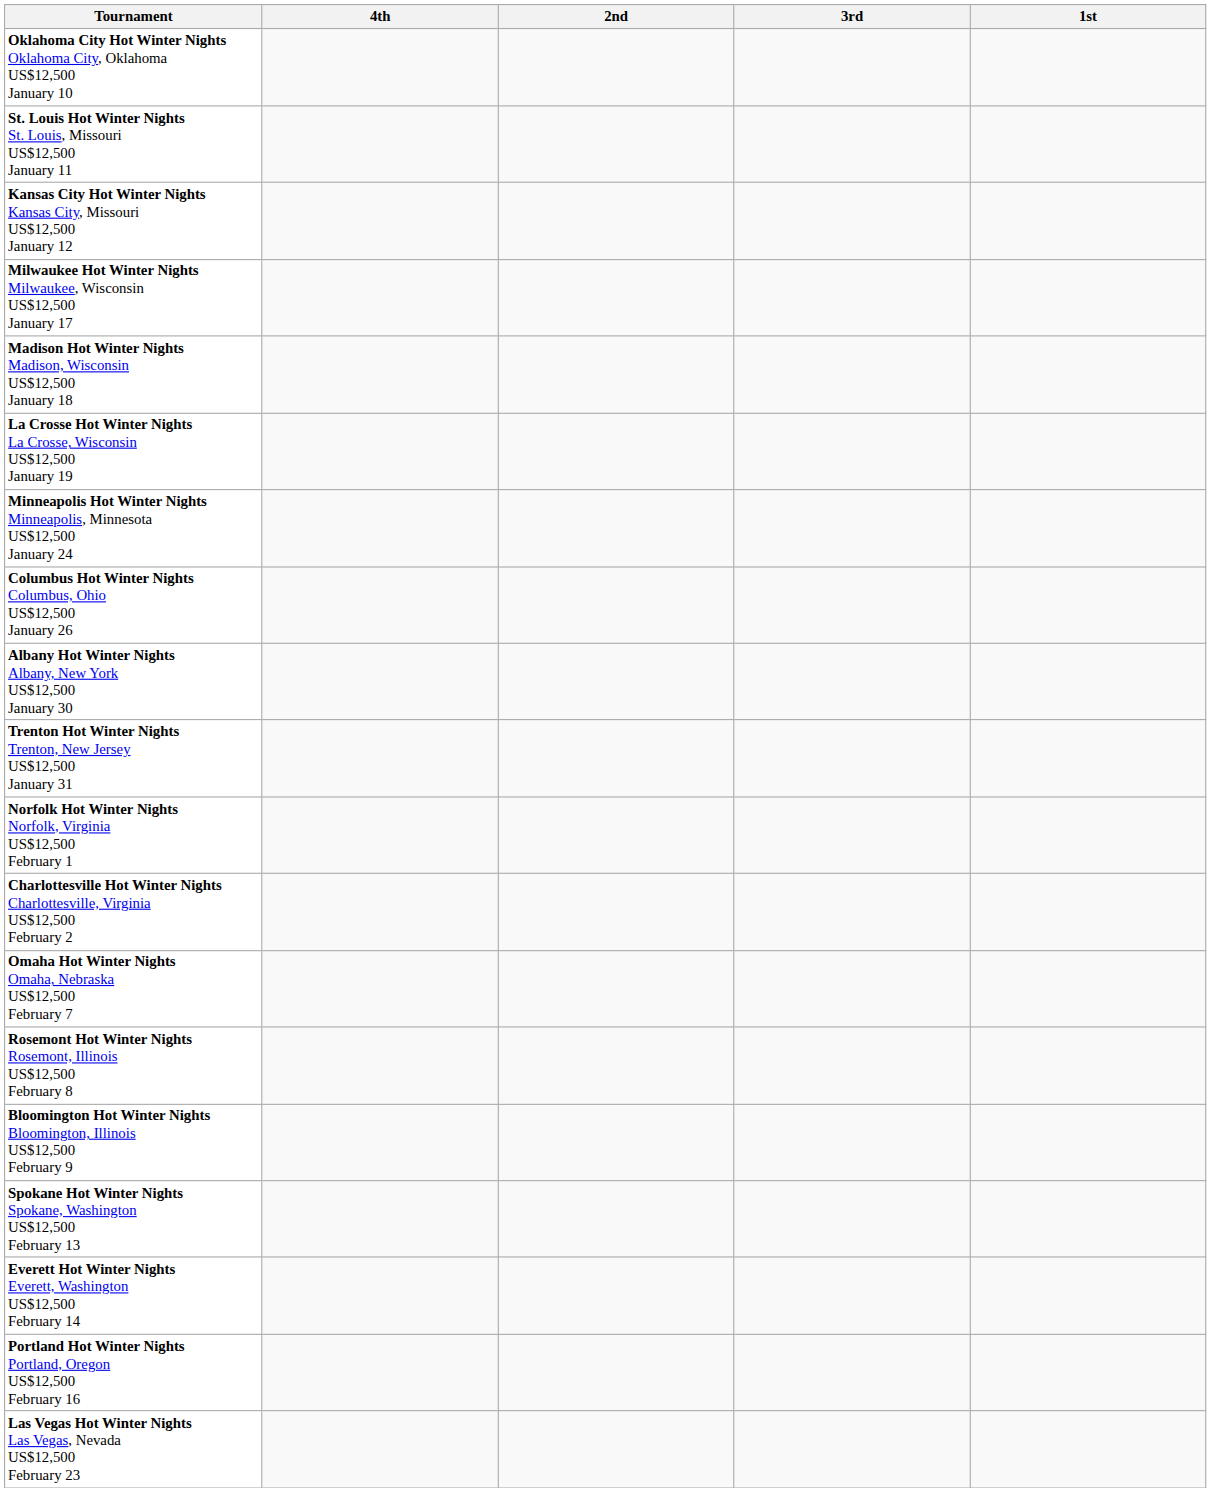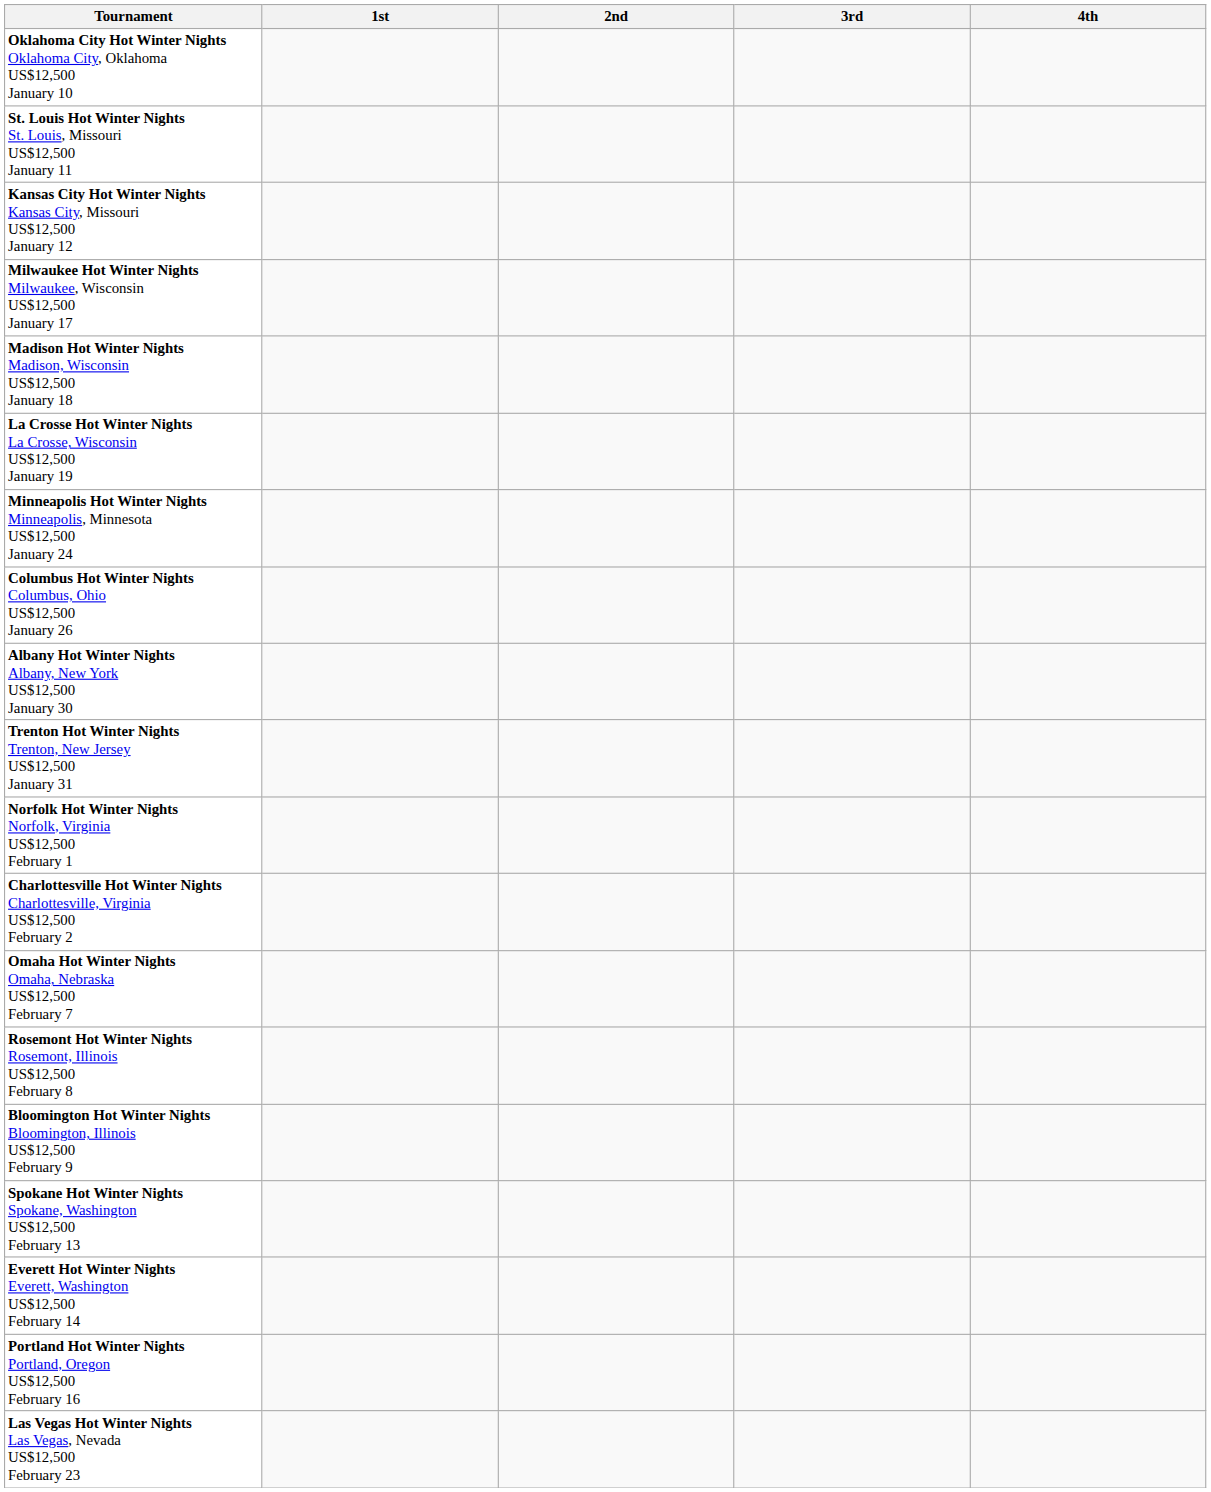columns swapped: (1088, 16) <-> (380, 16)
